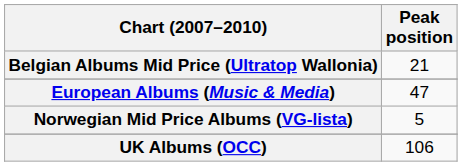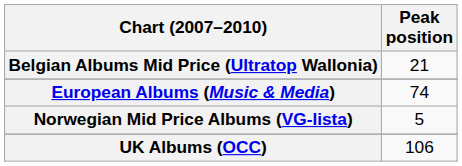(419, 92) 47 -> (419, 92) 74
